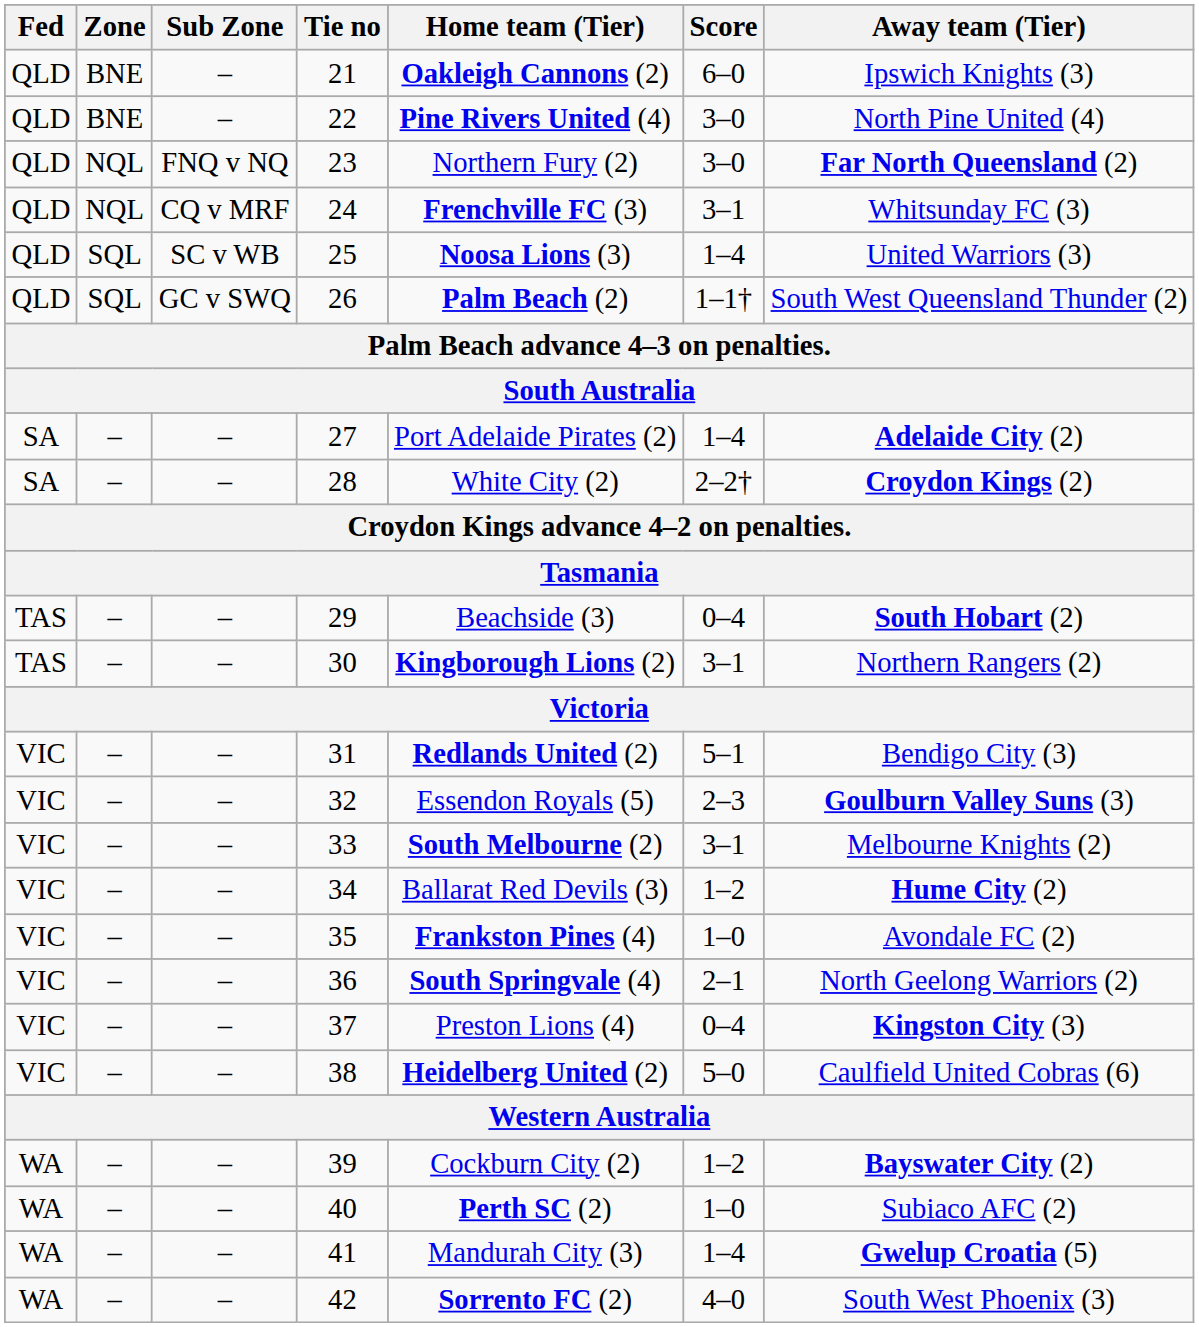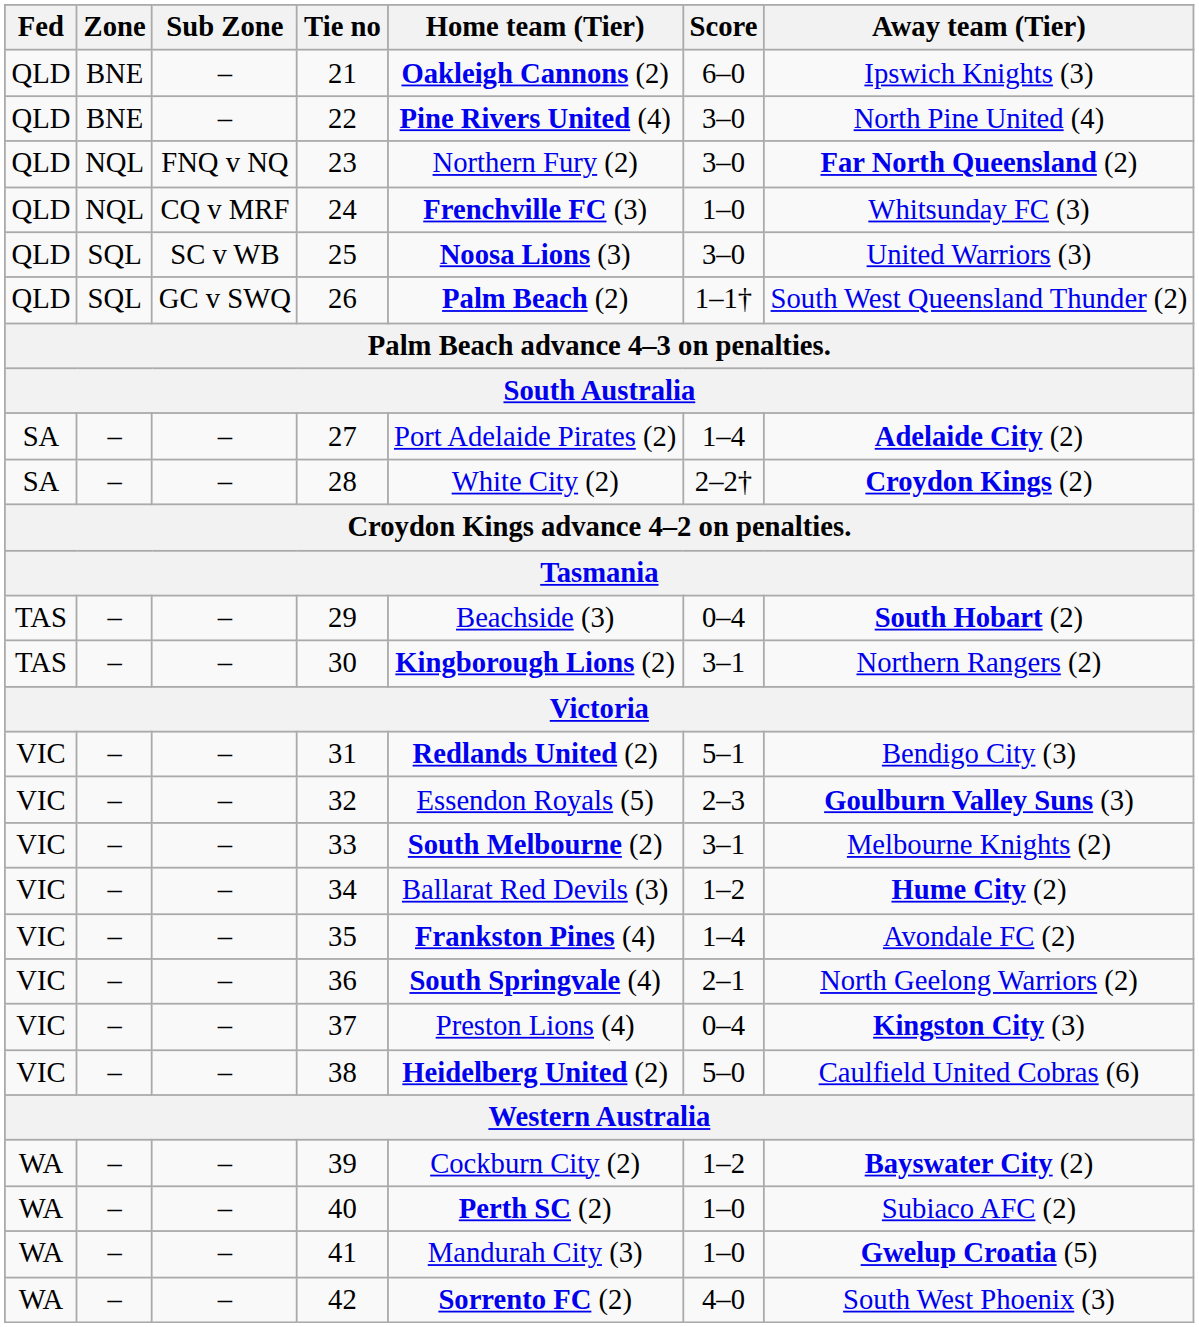(723, 208) 3–1 -> (723, 208) 1–0
(723, 254) 1–4 -> (723, 254) 3–0
(723, 935) 1–0 -> (723, 935) 1–4
(723, 1253) 1–4 -> (723, 1253) 1–0
